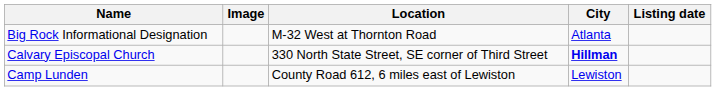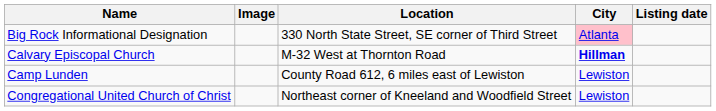(354, 34) M-32 West at Thornton Road -> (419, 34) 330 North State Street, SE corner of Third Street
(591, 34) no background -> (599, 34) pink background
(410, 55) 330 North State Street, SE corner of Third Street -> (363, 55) M-32 West at Thornton Road
+ row: (119, 95)
